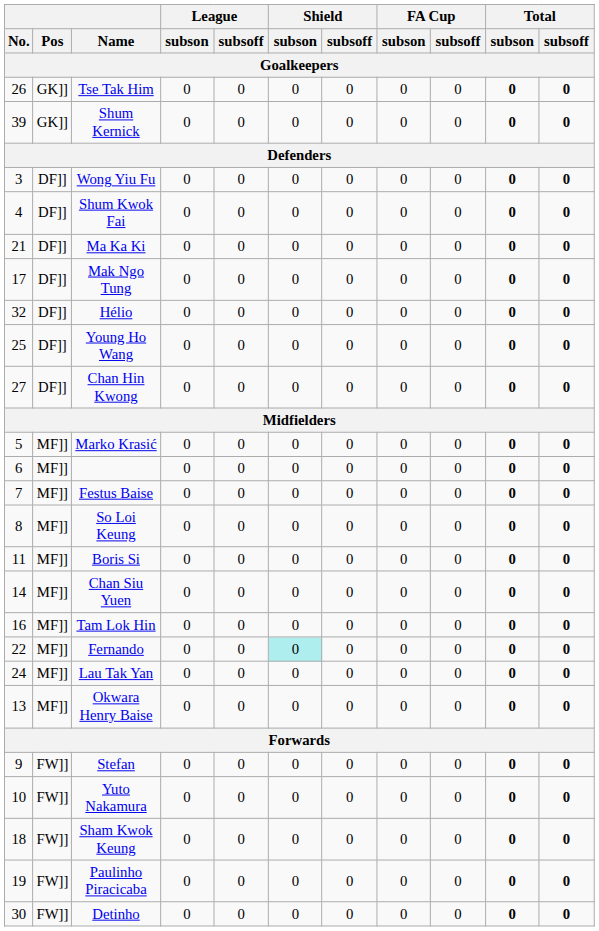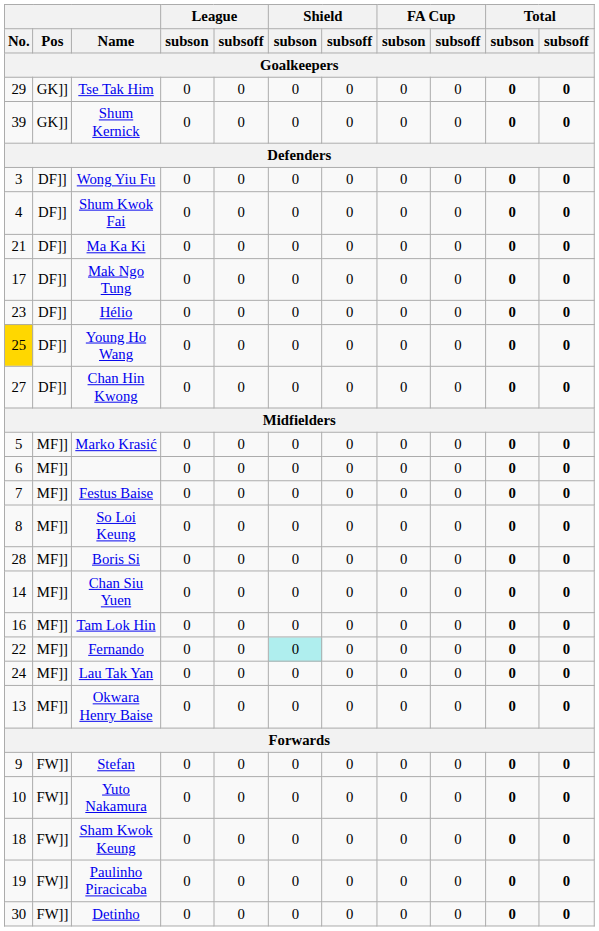(19, 89) 26 -> (19, 89) 29
(19, 312) 32 -> (19, 312) 23
(19, 345) no background -> (19, 345) gold background
(19, 559) 11 -> (19, 559) 28
